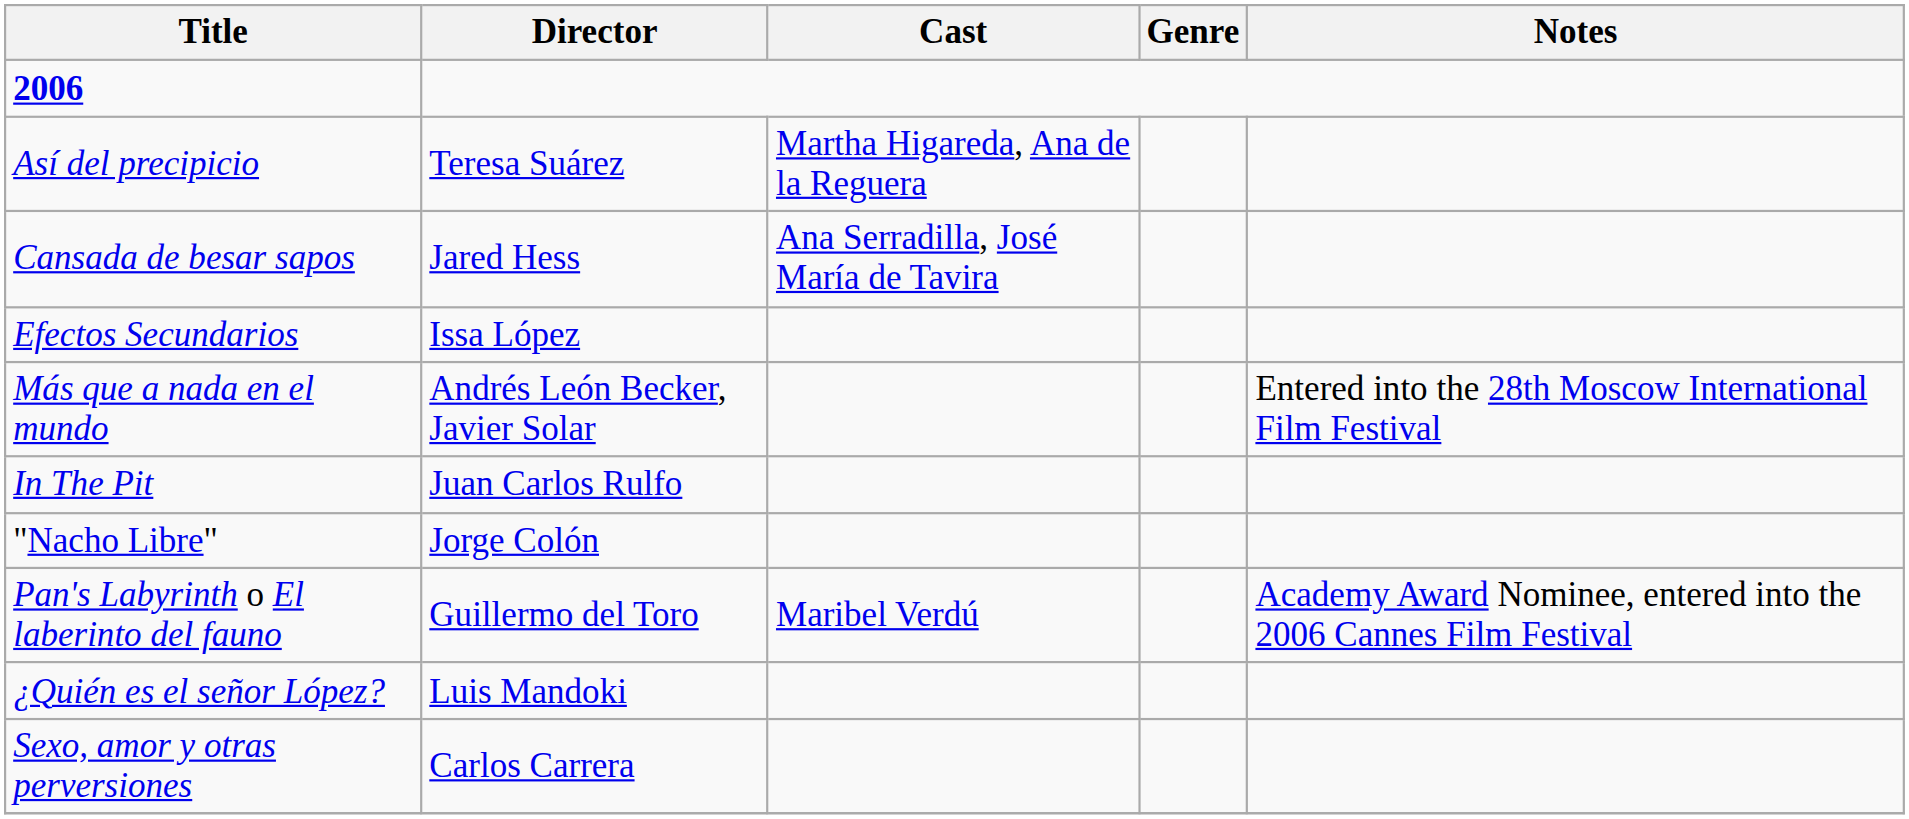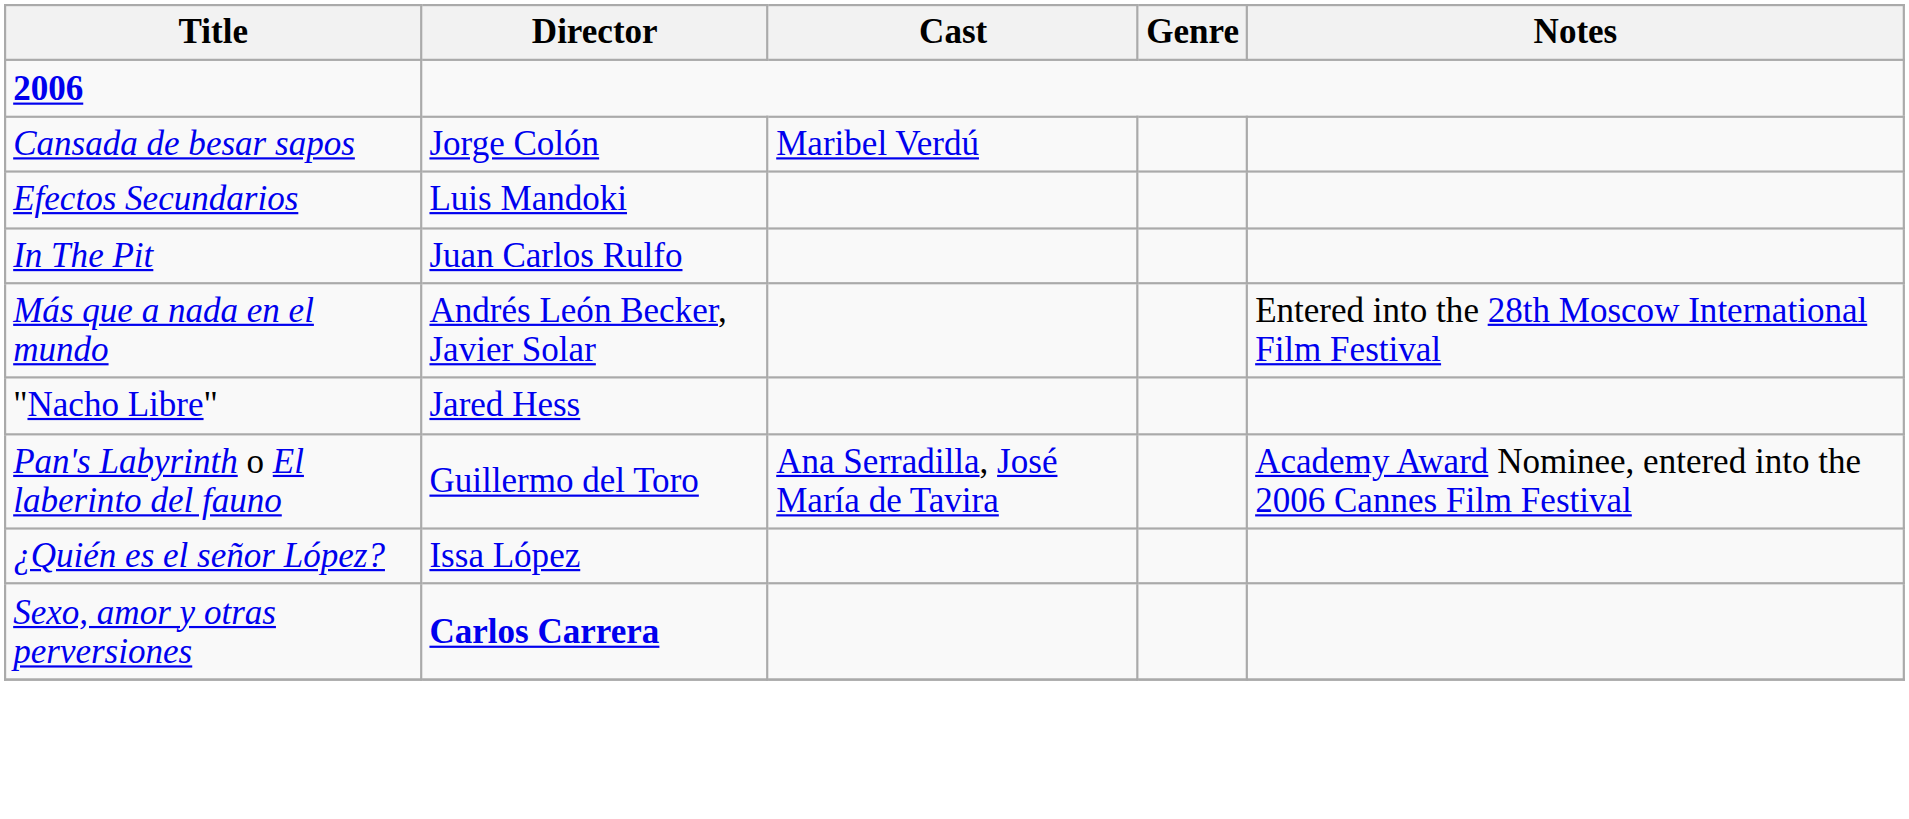- row: (136, 163)
(505, 258) Jared Hess -> (514, 143) Jorge Colón
(917, 258) Ana Serradilla, José María de Tavira -> (878, 143) Maribel Verdú
(505, 333) Issa López -> (528, 198) Luis Mandoki
rows swapped: (83, 483) <-> (164, 408)
(514, 539) Jorge Colón -> (505, 405) Jared Hess
(877, 614) Maribel Verdú -> (917, 480) Ana Serradilla, José María de Tavira
(528, 690) Luis Mandoki -> (505, 555) Issa López
(532, 765) normal -> (544, 630) bold
